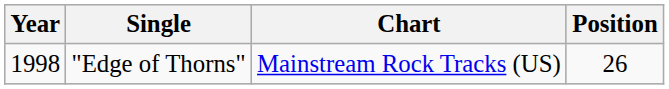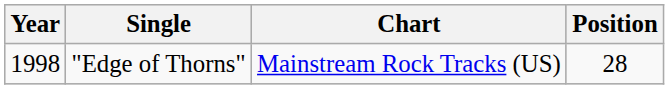(615, 63) 26 -> (615, 63) 28
